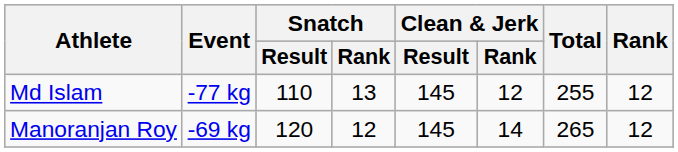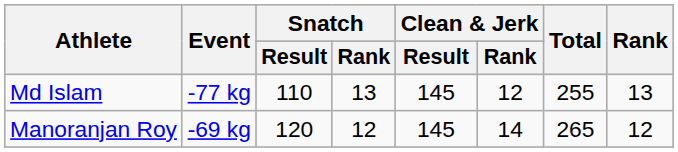(640, 93) 12 -> (640, 93) 13
